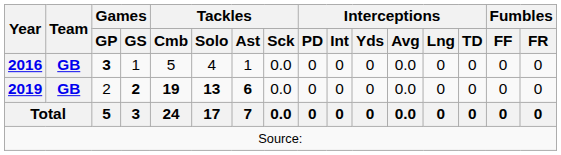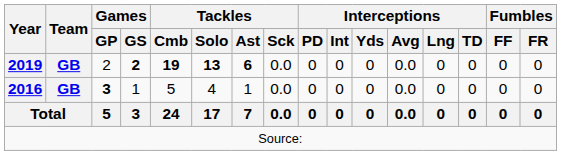rows swapped: (25, 65) <-> (25, 89)
